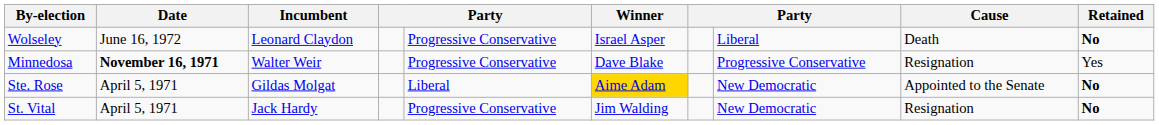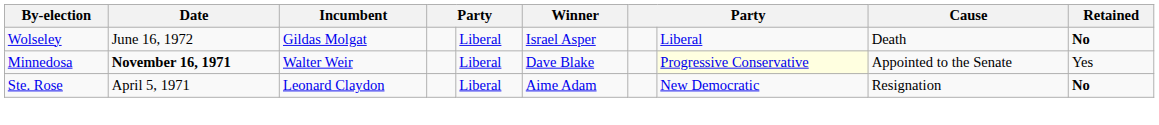(302, 39) Leonard Claydon -> (325, 39) Gildas Molgat
(482, 39) Progressive Conservative -> (480, 39) Liberal
(482, 62) Progressive Conservative -> (480, 62) Liberal
(791, 62) no background -> (735, 62) lightyellow background
(939, 62) Resignation -> (942, 62) Appointed to the Senate
(293, 85) Gildas Molgat -> (334, 85) Leonard Claydon
(630, 85) gold background -> (561, 85) no background
(974, 85) Appointed to the Senate -> (906, 85) Resignation
- row: (32, 108)
